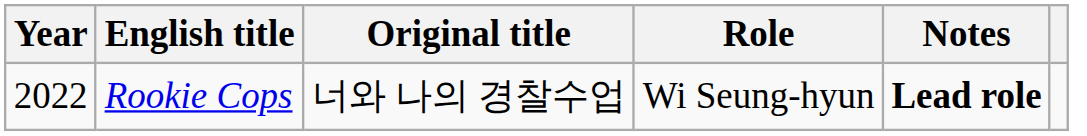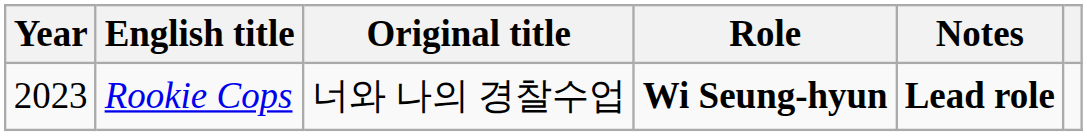(51, 95) 2022 -> (51, 95) 2023
(759, 95) normal -> (765, 95) bold
